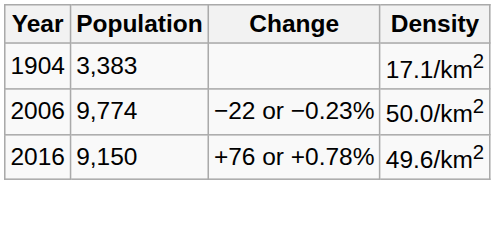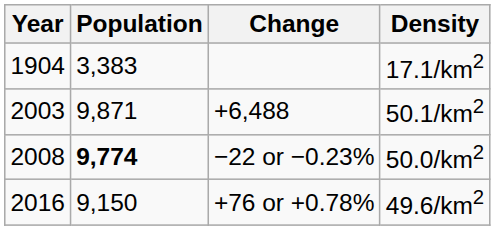+ row: (252, 111)
(38, 111) 2006 -> (38, 156) 2008
(107, 111) normal -> (107, 156) bold
